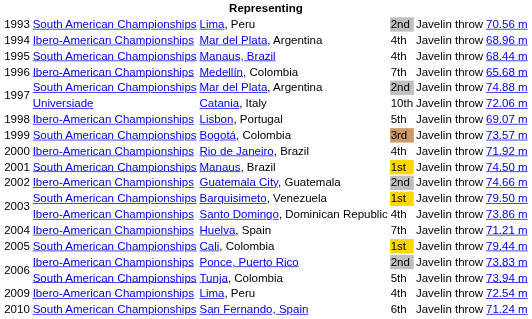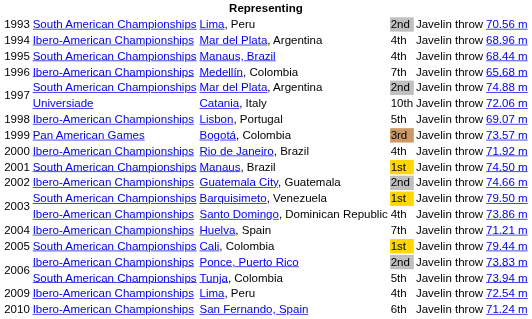(115, 135) South American Championships -> (89, 135) Pan American Games
(115, 309) South American Championships -> (113, 309) Ibero-American Championships
